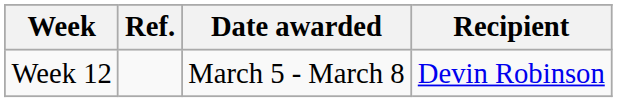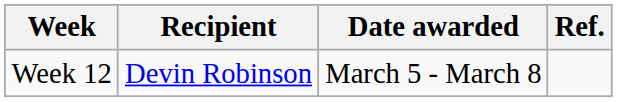columns swapped: (511, 27) <-> (150, 27)
